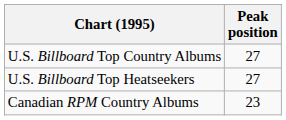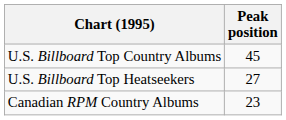(253, 56) 27 -> (253, 56) 45
